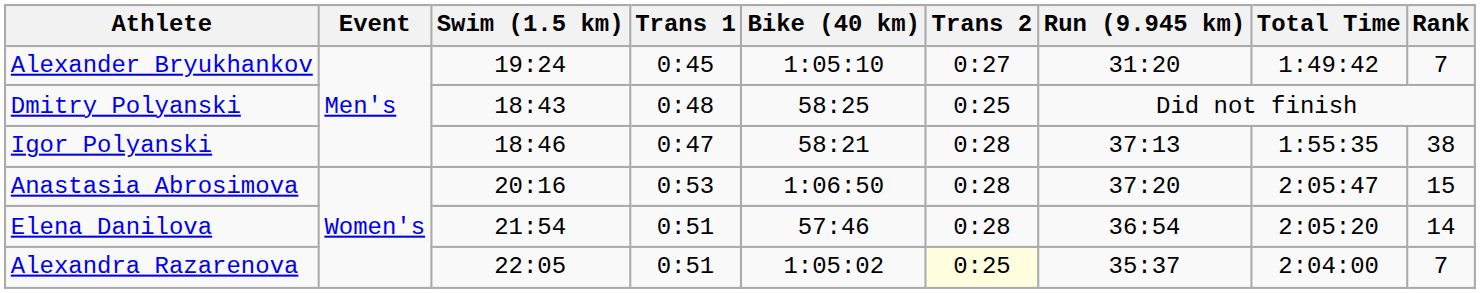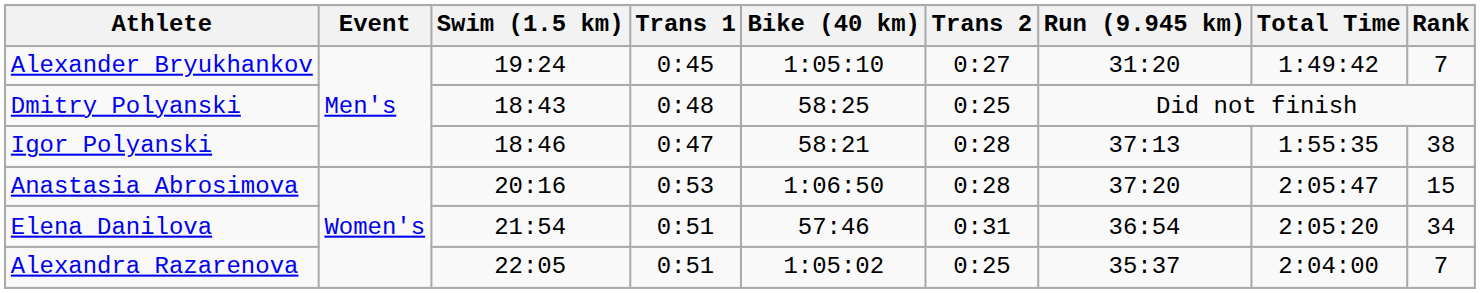(982, 226) 0:28 -> (982, 226) 0:31
(1441, 226) 14 -> (1441, 226) 34
(982, 267) lightyellow background -> (982, 267) no background
